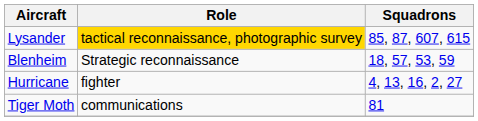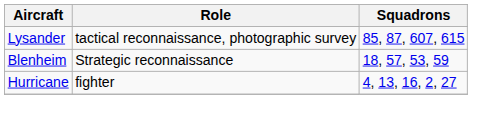(221, 37) gold background -> (216, 37) no background
- row: (41, 104)
